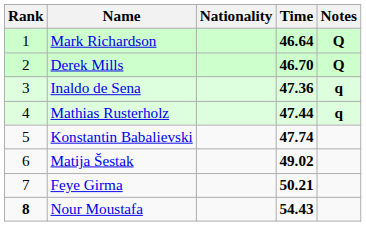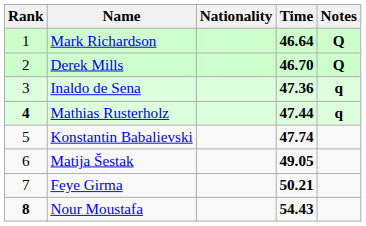(26, 112) normal -> (26, 112) bold
(296, 161) 49.02 -> (296, 161) 49.05
